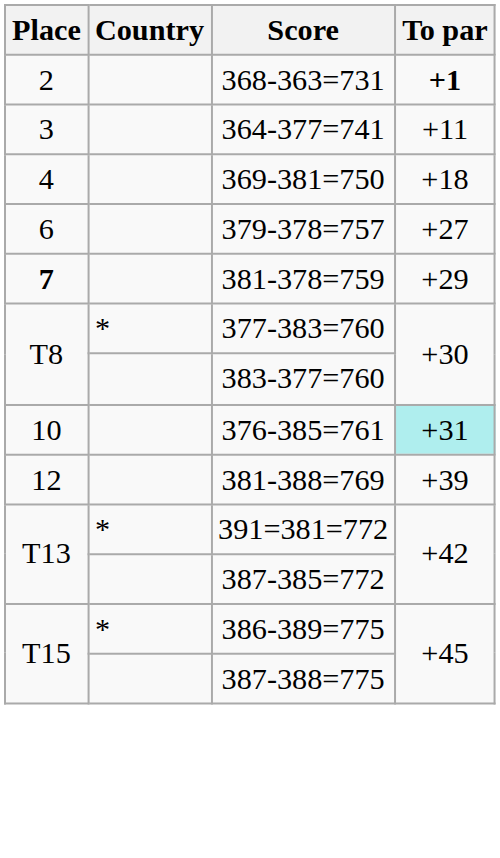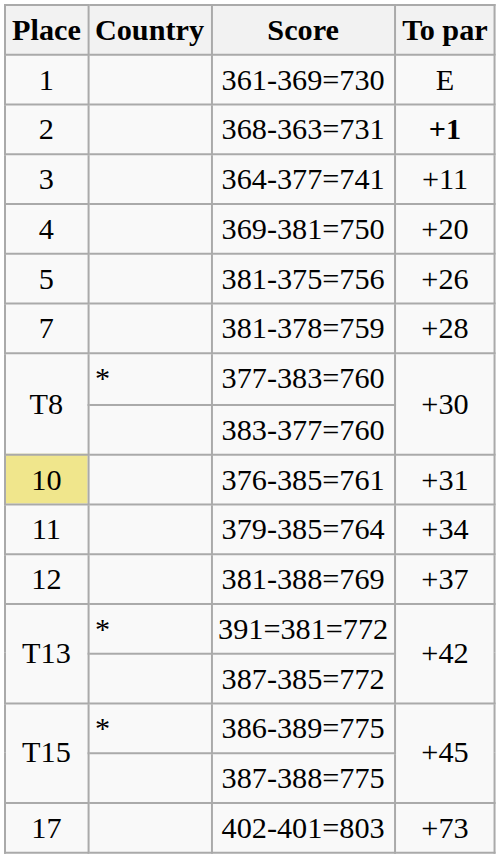+ row: (303, 79)
(445, 179) +18 -> (445, 229) +20
+ row: (303, 278)
- row: (303, 229)
(46, 278) bold -> (46, 328) normal
(445, 278) +29 -> (445, 328) +28
(46, 428) no background -> (46, 478) khaki background
(445, 428) paleturquoise background -> (445, 478) no background
+ row: (303, 528)
(445, 478) +39 -> (445, 578) +37
+ row: (303, 827)
